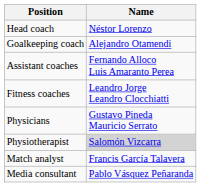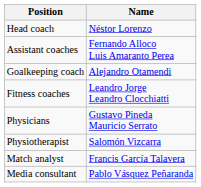rows swapped: (42, 66) <-> (45, 44)
(125, 142) lightgrey background -> (125, 142) no background
